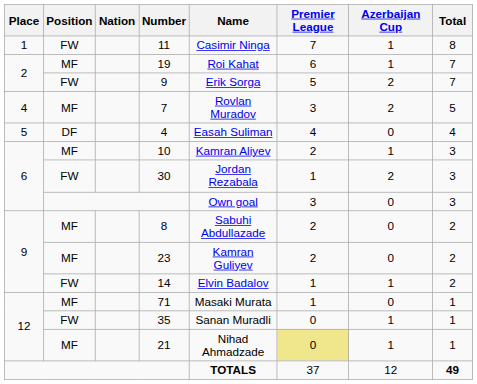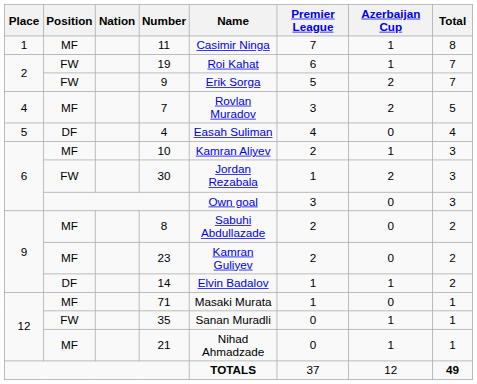(69, 45) FW -> (69, 45) MF
(69, 64) MF -> (69, 64) FW
(69, 283) FW -> (69, 283) DF
(313, 345) khaki background -> (313, 345) no background
